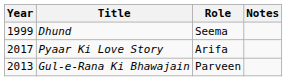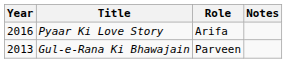- row: (55, 31)
(20, 49) 2017 -> (20, 31) 2016
